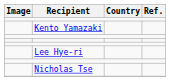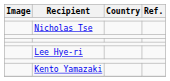rows swapped: (18, 69) <-> (18, 28)
